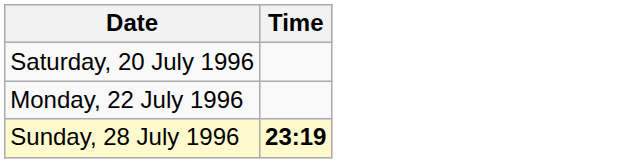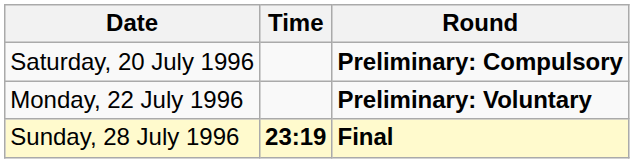+ column: (480, 23)
